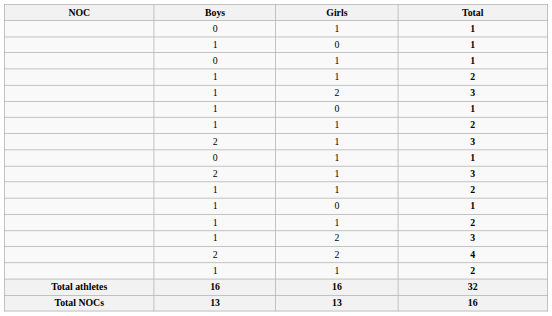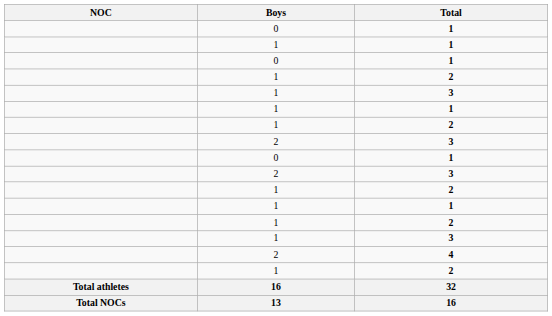- column: (337, 12)
